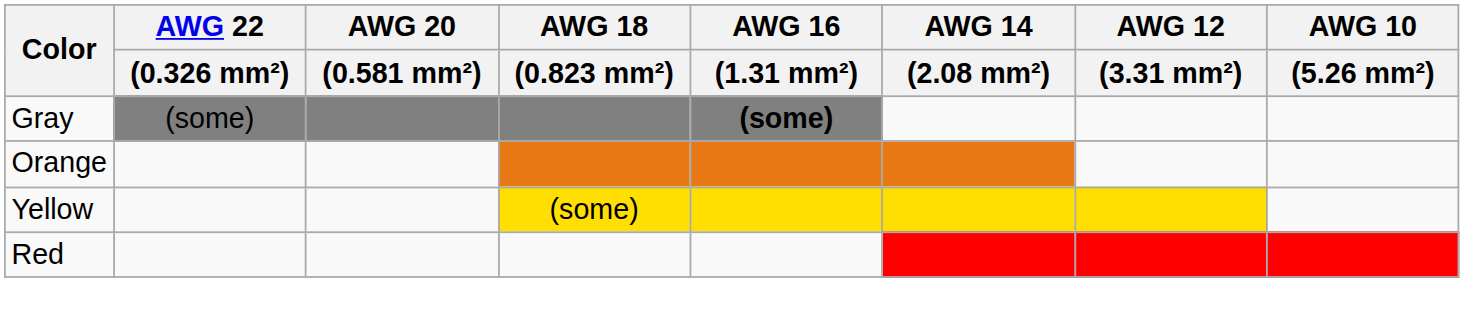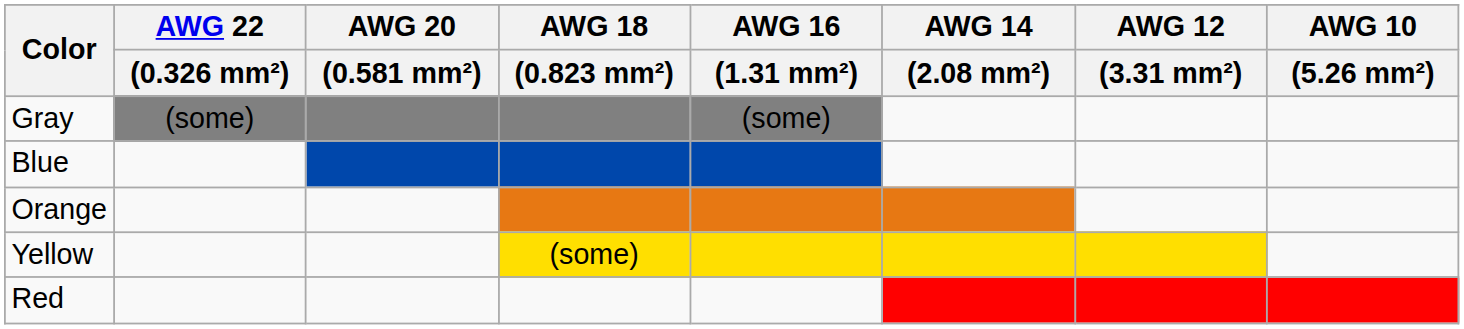(786, 118) bold -> (786, 118) normal
+ row: (40, 163)
